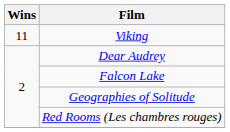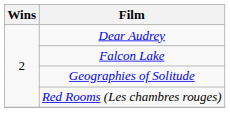- row: (132, 35)
